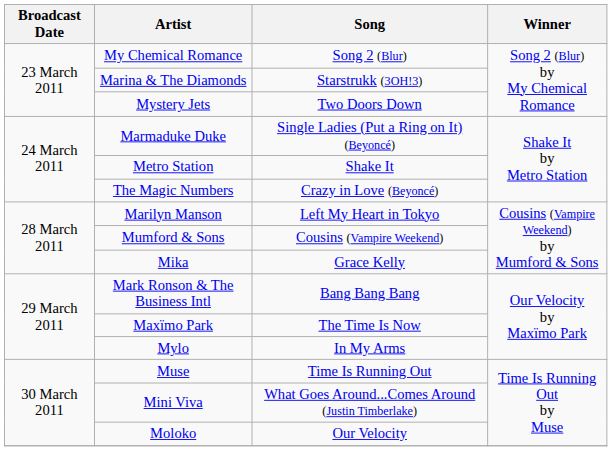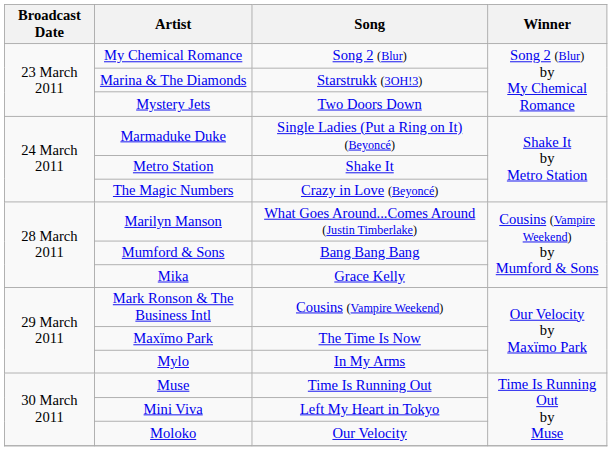(370, 213) Left My Heart in Tokyo -> (370, 221) What Goes Around...Comes Around (Justin Timberlake)
(370, 237) Cousins (Vampire Weekend) -> (370, 252) Bang Bang Bang
(370, 293) Bang Bang Bang -> (370, 307) Cousins (Vampire Weekend)
(370, 402) What Goes Around...Comes Around (Justin Timberlake) -> (370, 409) Left My Heart in Tokyo
